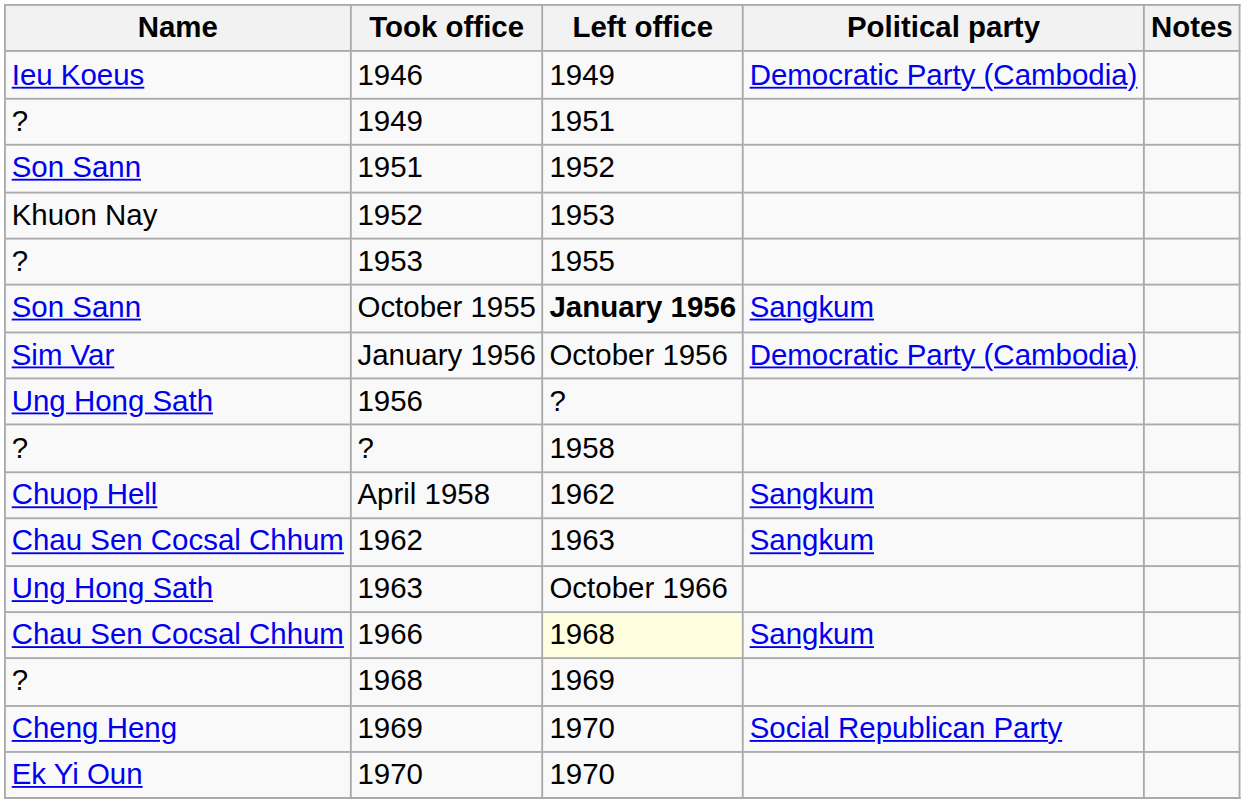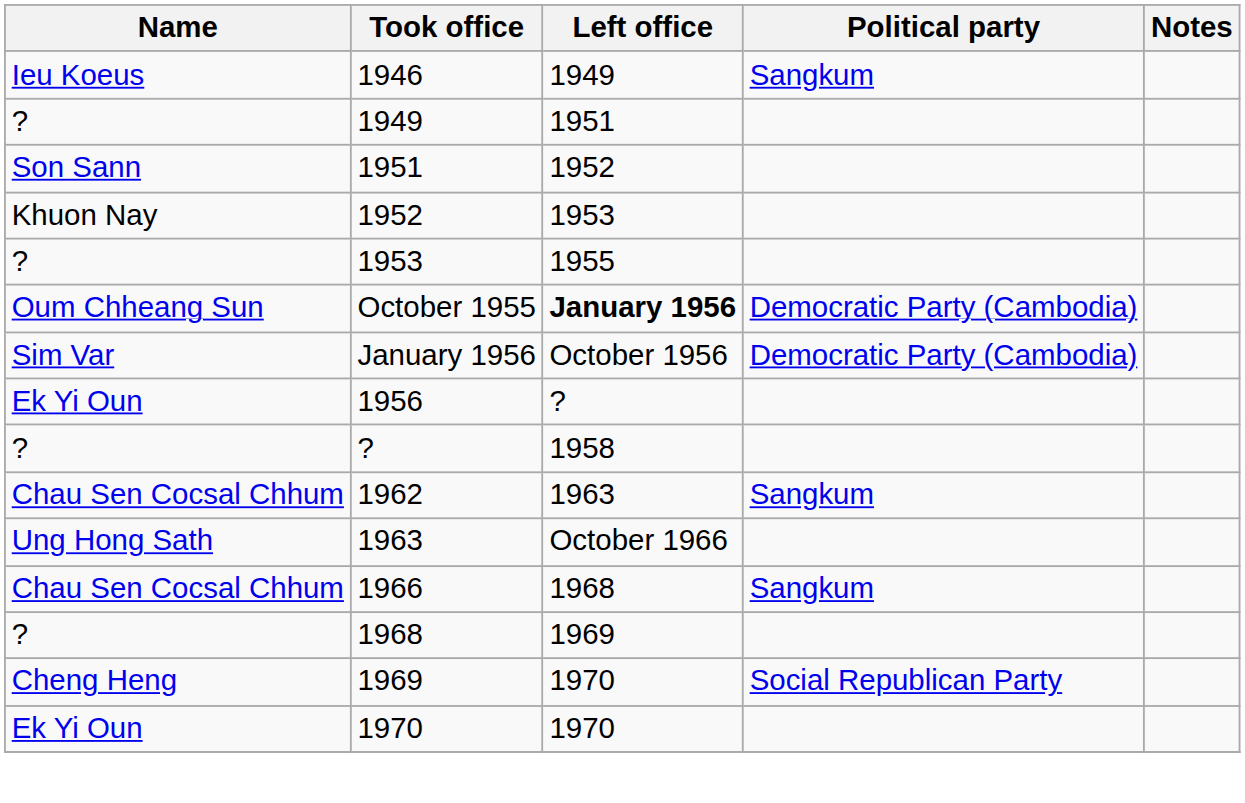(944, 74) Democratic Party (Cambodia) -> (812, 74) Sangkum
(76, 307) Son Sann -> (138, 307) Oum Chheang Sun
(812, 307) Sangkum -> (944, 307) Democratic Party (Cambodia)
(112, 401) Ung Hong Sath -> (77, 401) Ek Yi Oun
- row: (424, 494)
(582, 634) lightyellow background -> (582, 588) no background
